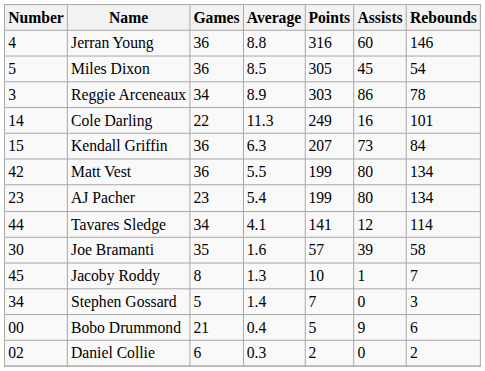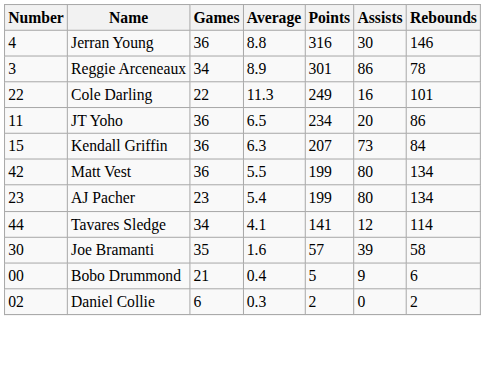(365, 43) 60 -> (365, 43) 30
- row: (110, 69)
(320, 95) 303 -> (320, 69) 301
(16, 120) 14 -> (16, 95) 22
+ row: (97, 120)
- row: (116, 275)
- row: (124, 301)
